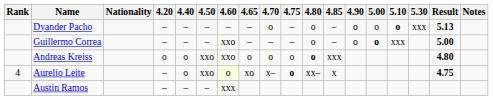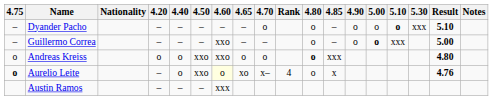columns swapped: (18, 12) <-> (292, 12)
(445, 27) 5.13 -> (445, 27) 5.10
(313, 73) xx– -> (313, 73) o
(445, 73) 4.75 -> (445, 73) 4.76
